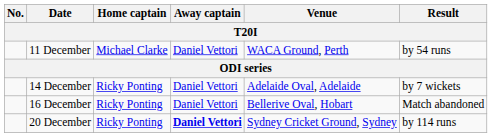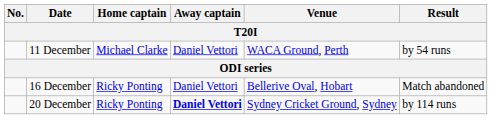- row: (60, 86)
